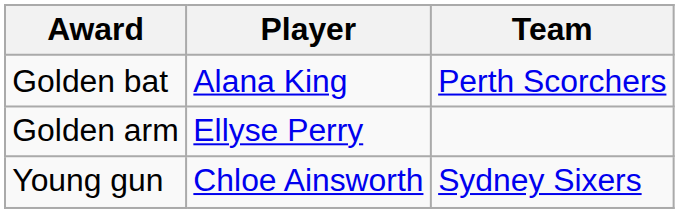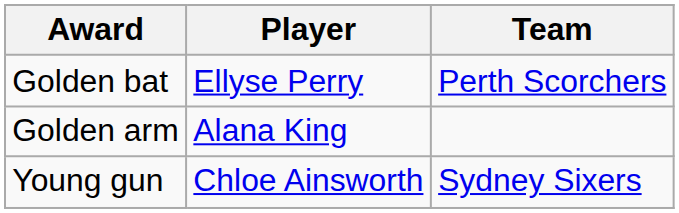(270, 80) Alana King -> (278, 80) Ellyse Perry
(278, 130) Ellyse Perry -> (270, 130) Alana King
